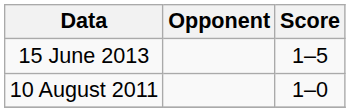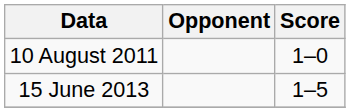rows swapped: (84, 90) <-> (84, 55)
